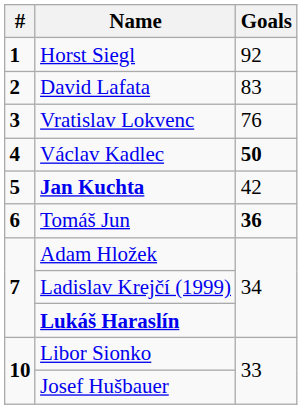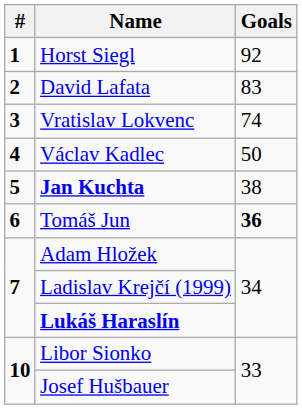(251, 120) 76 -> (251, 120) 74
(251, 154) bold -> (251, 154) normal
(251, 187) 42 -> (251, 187) 38
